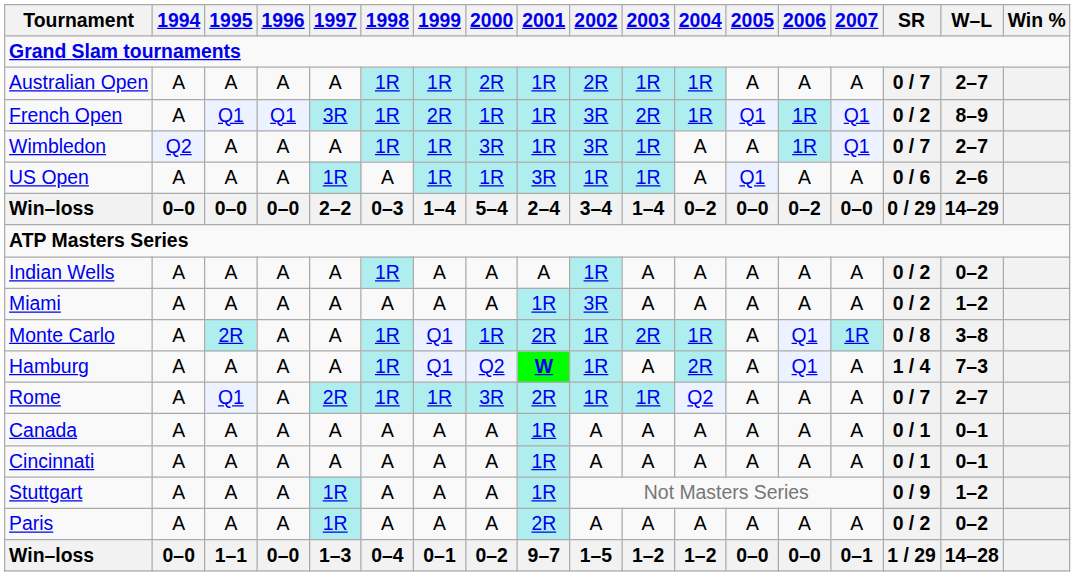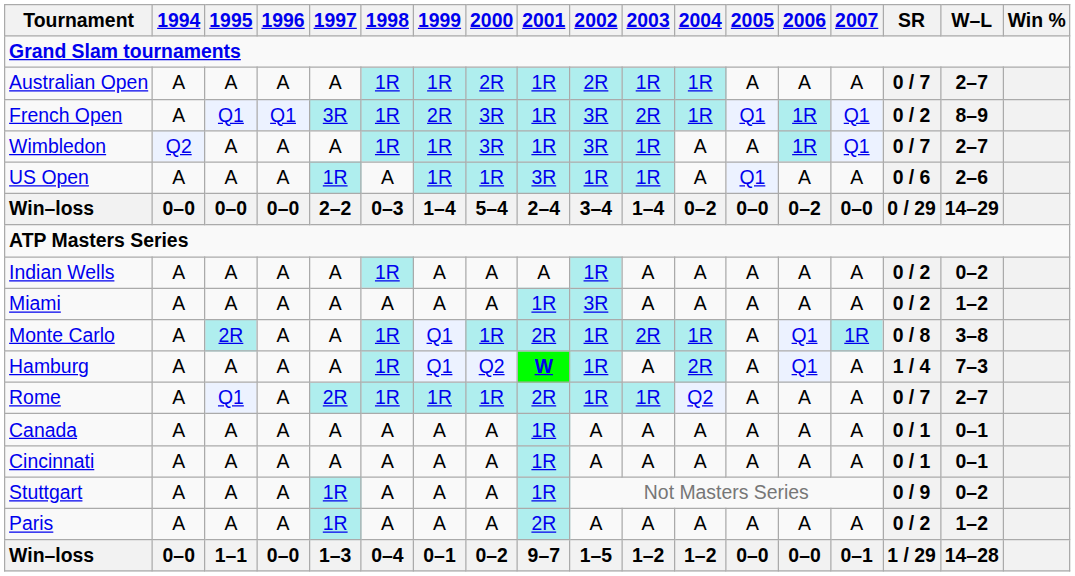(492, 114) 1R -> (492, 114) 3R
(492, 397) 3R -> (492, 397) 1R
(972, 492) 1–2 -> (972, 492) 0–2
(972, 523) 0–2 -> (972, 523) 1–2
